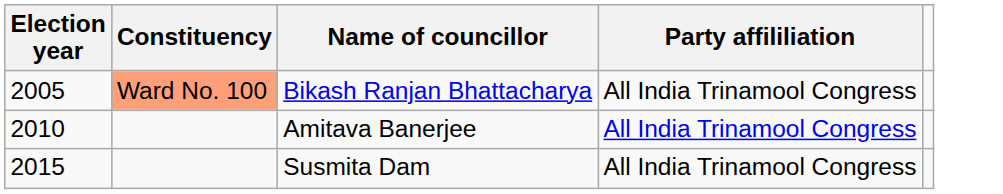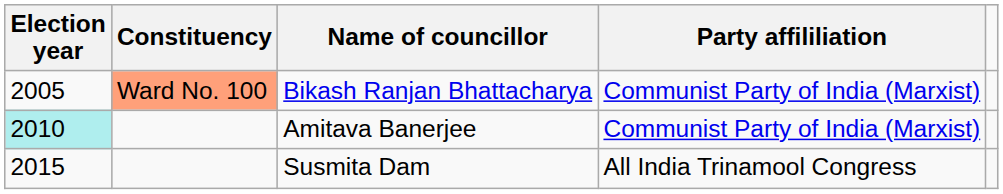(760, 90) All India Trinamool Congress -> (792, 90) Communist Party of India (Marxist)
(38, 129) no background -> (38, 129) paleturquoise background
(760, 129) All India Trinamool Congress -> (792, 129) Communist Party of India (Marxist)
